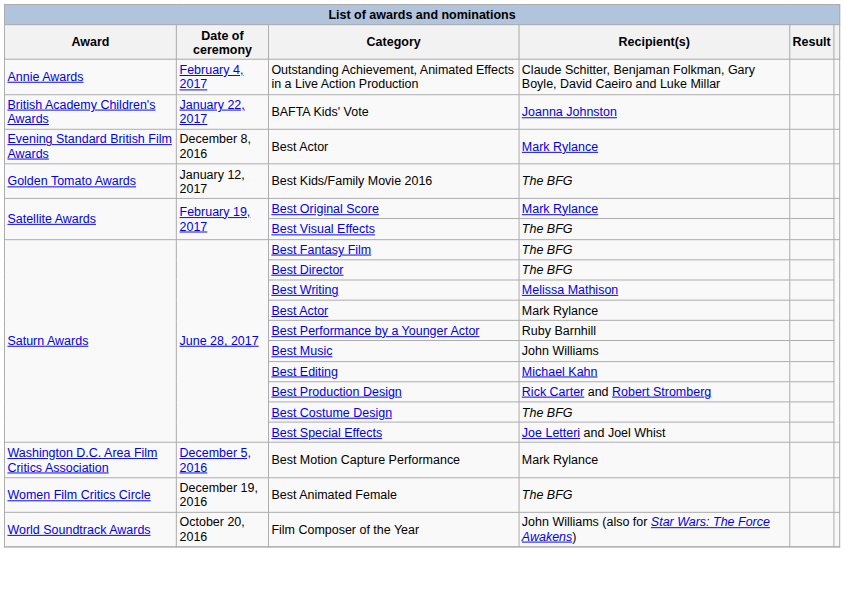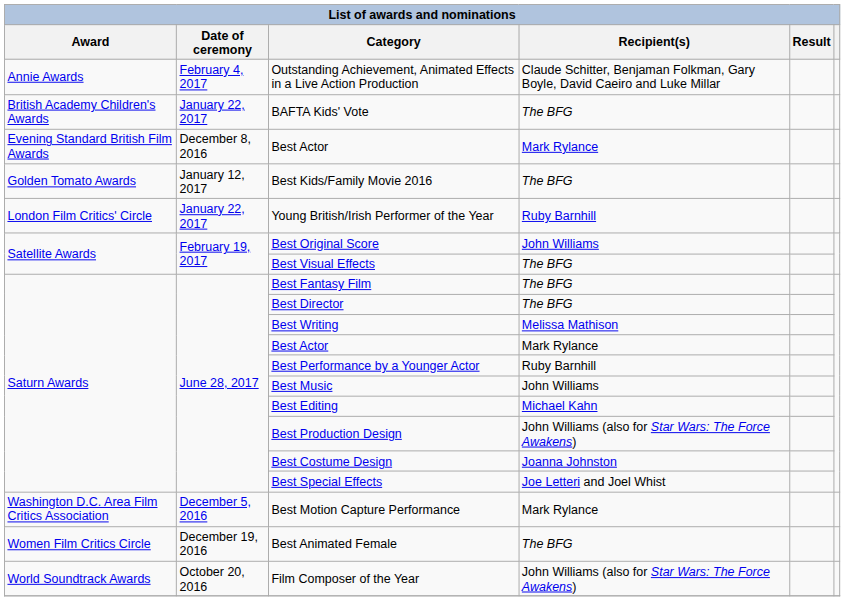(569, 112) Joanna Johnston -> (547, 112) The BFG
+ row: (80, 216)
(560, 209) Mark Rylance -> (560, 243) John Williams
(617, 392) Rick Carter and Robert Stromberg -> (646, 434) John Williams (also for Star Wars: The Force Awakens)
(547, 412) The BFG -> (569, 461) Joanna Johnston
